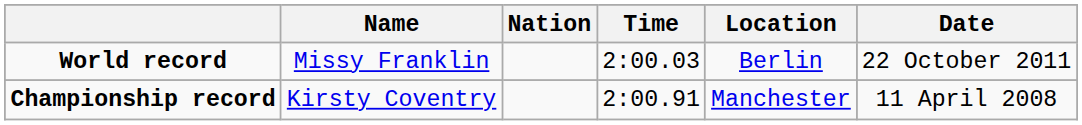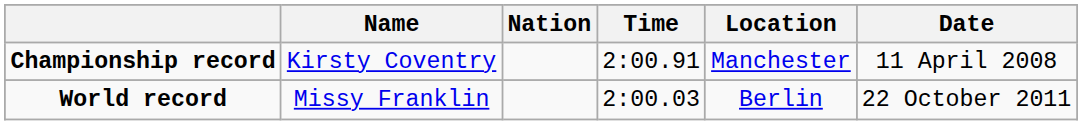rows swapped: (143, 62) <-> (143, 100)
